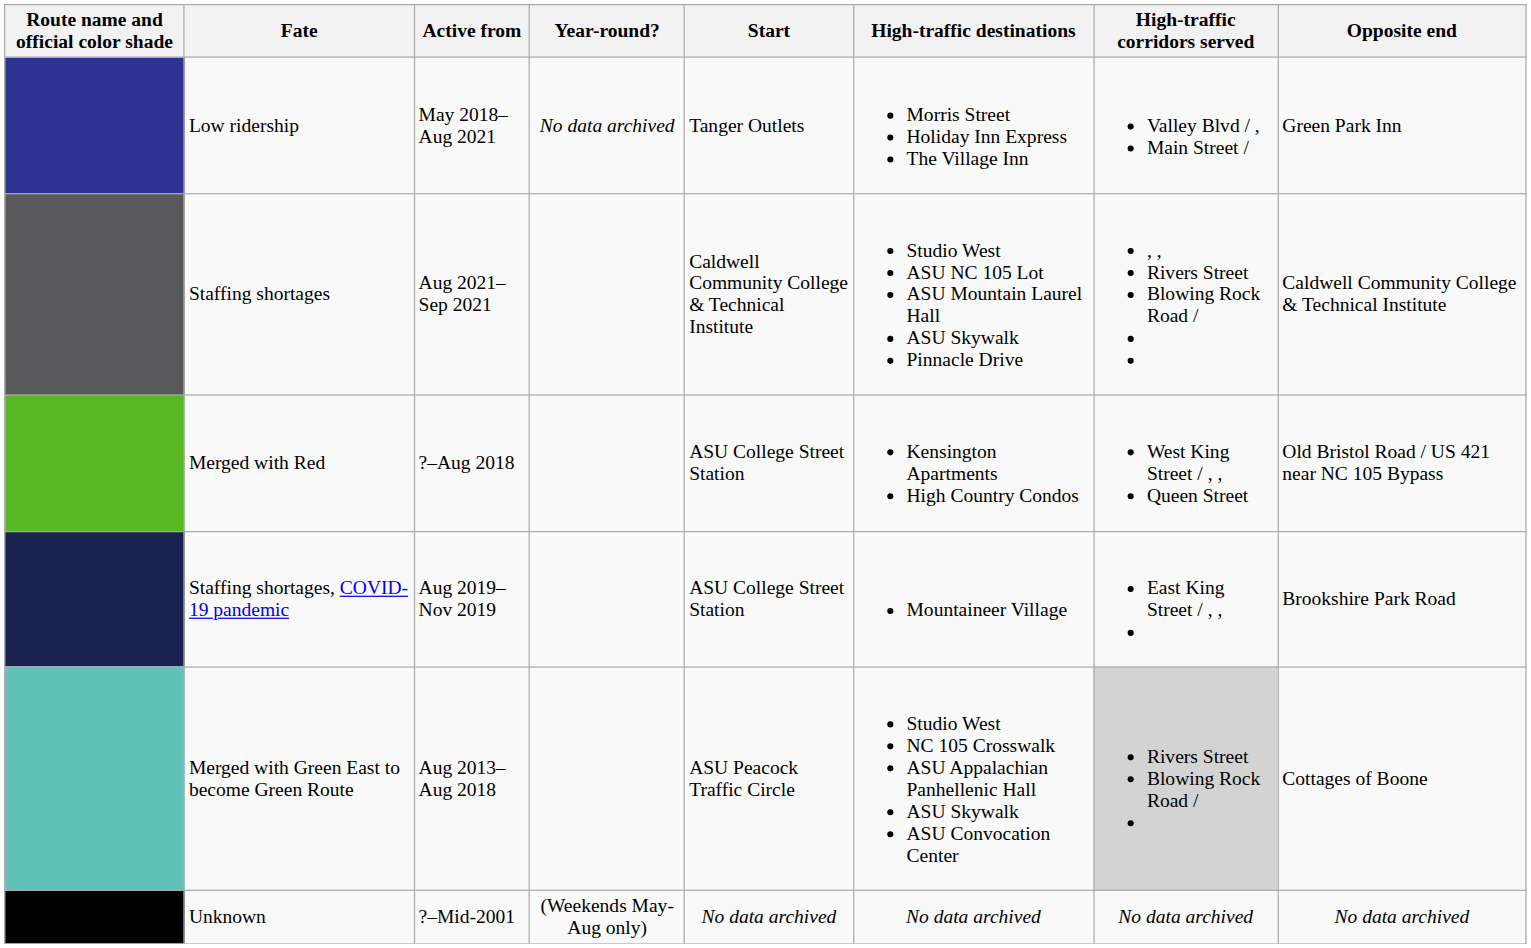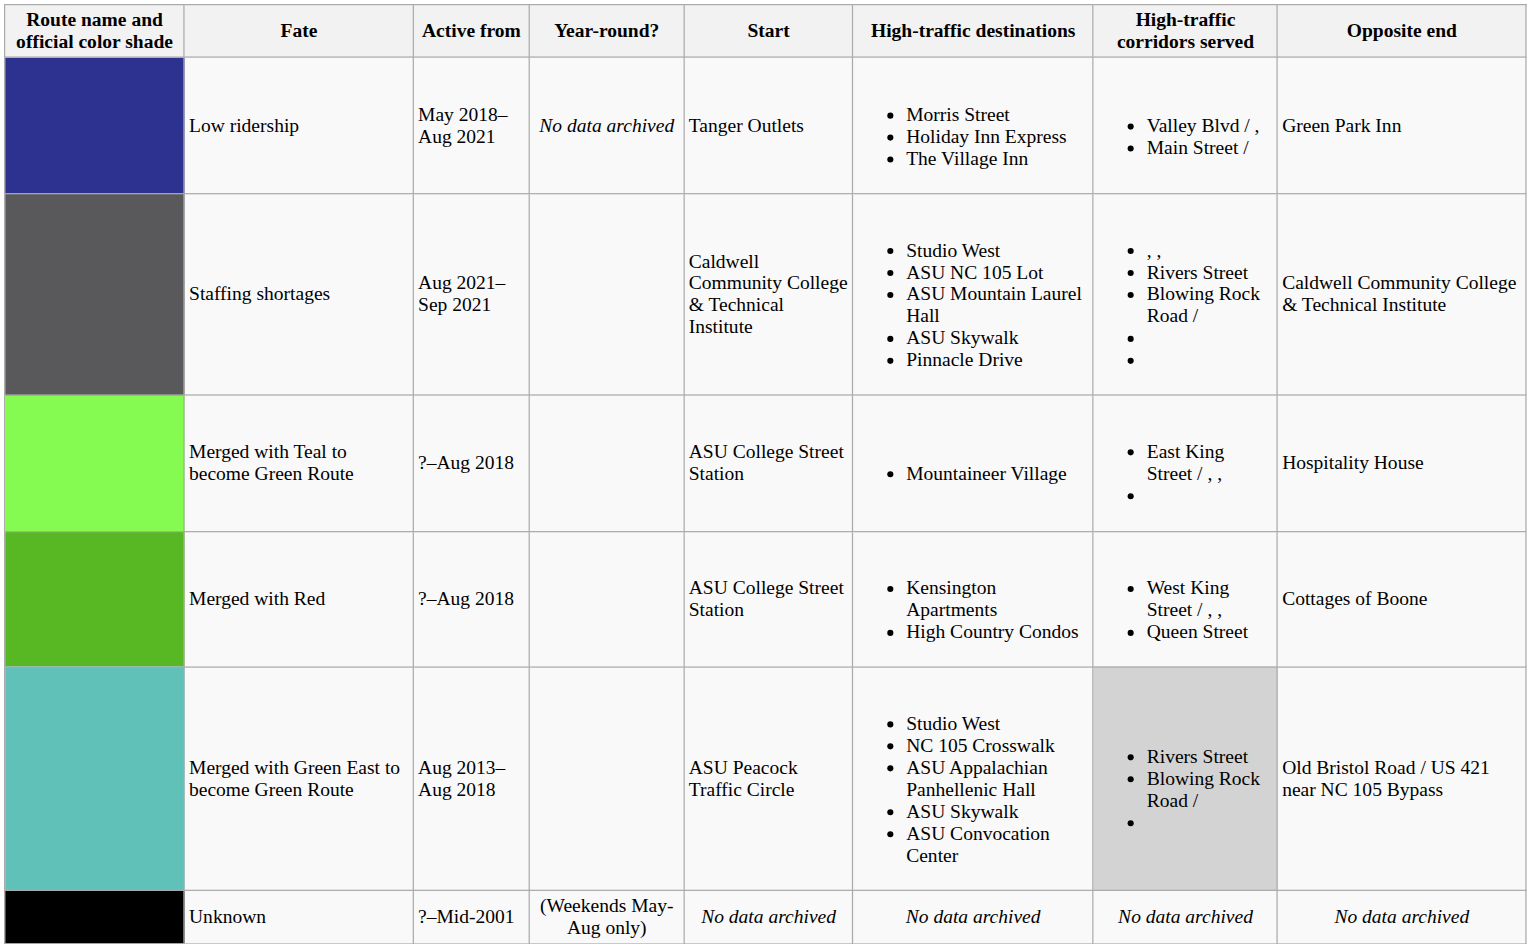+ row: (271, 462)
(1386, 462) Old Bristol Road / US 421 near NC 105 Bypass -> (1355, 598) Cottages of Boone
- row: (298, 598)
(1355, 778) Cottages of Boone -> (1386, 778) Old Bristol Road / US 421 near NC 105 Bypass
